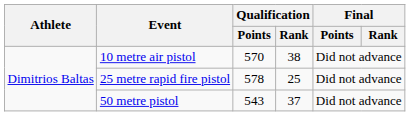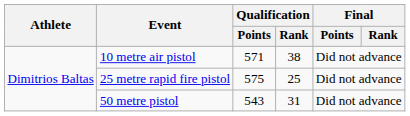(254, 57) 570 -> (254, 57) 571
(254, 79) 578 -> (254, 79) 575
(294, 100) 37 -> (294, 100) 31
